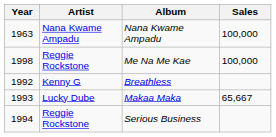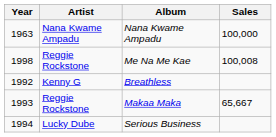(240, 60) 100,000 -> (240, 60) 100,008
(68, 97) Lucky Dube -> (66, 103) Reggie Rockstone
(66, 118) Reggie Rockstone -> (68, 124) Lucky Dube
